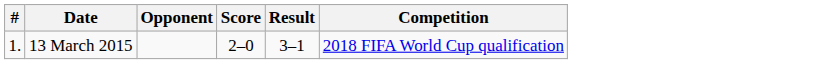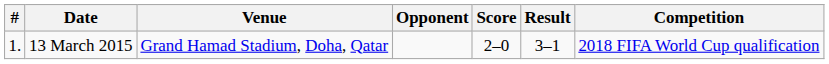+ column: (264, 17)
